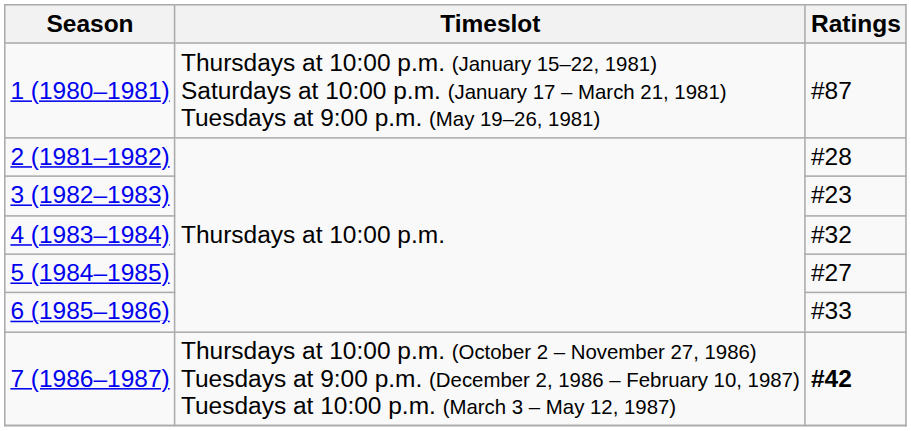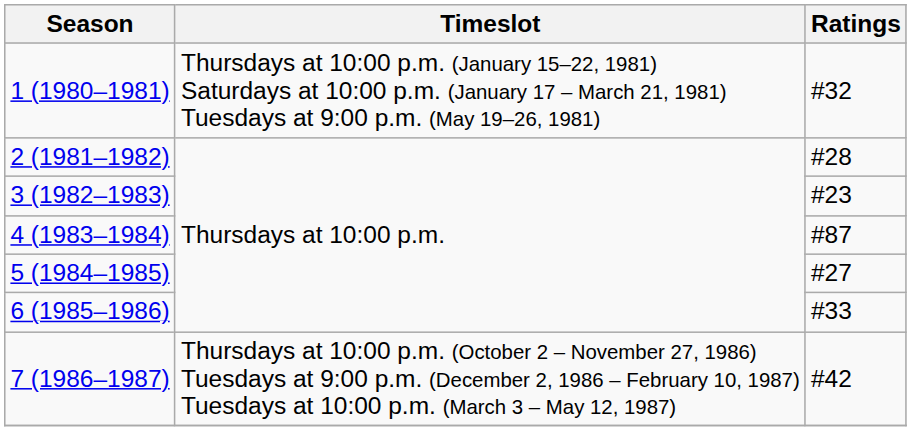(831, 90) #87 -> (831, 90) #32
(831, 234) #32 -> (831, 234) #87
(831, 378) bold -> (831, 378) normal
